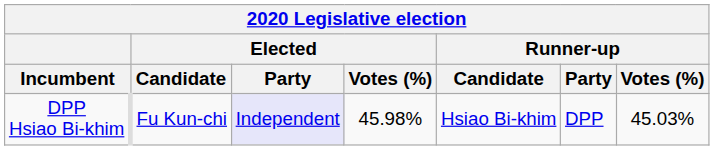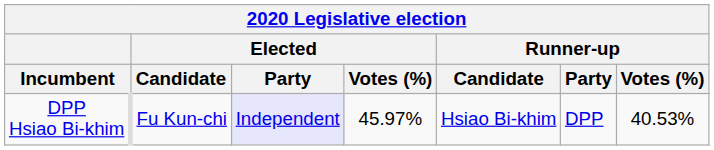(390, 118) 45.98% -> (390, 118) 45.97%
(662, 118) 45.03% -> (662, 118) 40.53%
